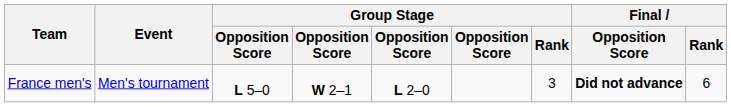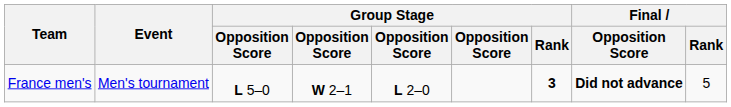(552, 83) normal -> (552, 83) bold
(706, 83) 6 -> (706, 83) 5
